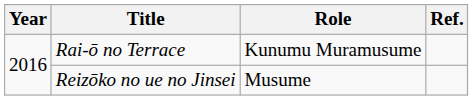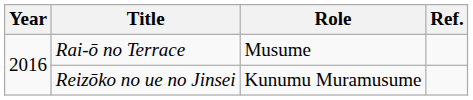(333, 49) Kunumu Muramusume -> (278, 49) Musume
(278, 79) Musume -> (333, 79) Kunumu Muramusume
